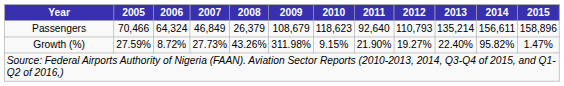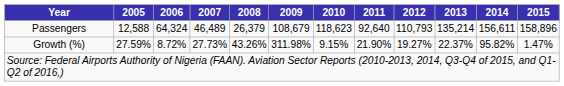(134, 28) 70,466 -> (134, 28) 12,588
(210, 28) 46,849 -> (210, 28) 46,489
(456, 45) 22.40% -> (456, 45) 22.37%
